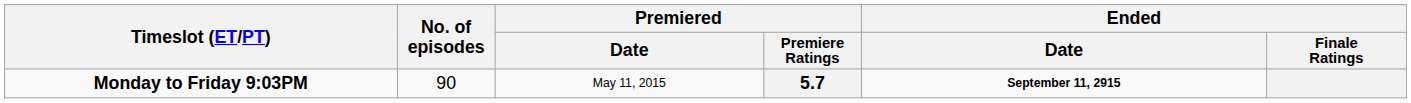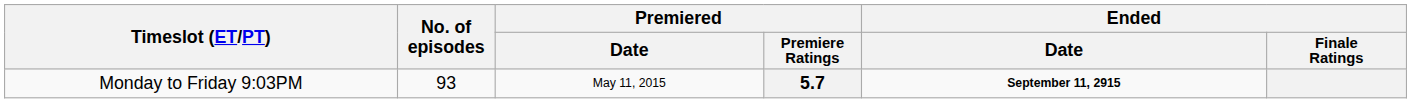(201, 83) bold -> (201, 83) normal
(446, 83) 90 -> (446, 83) 93
